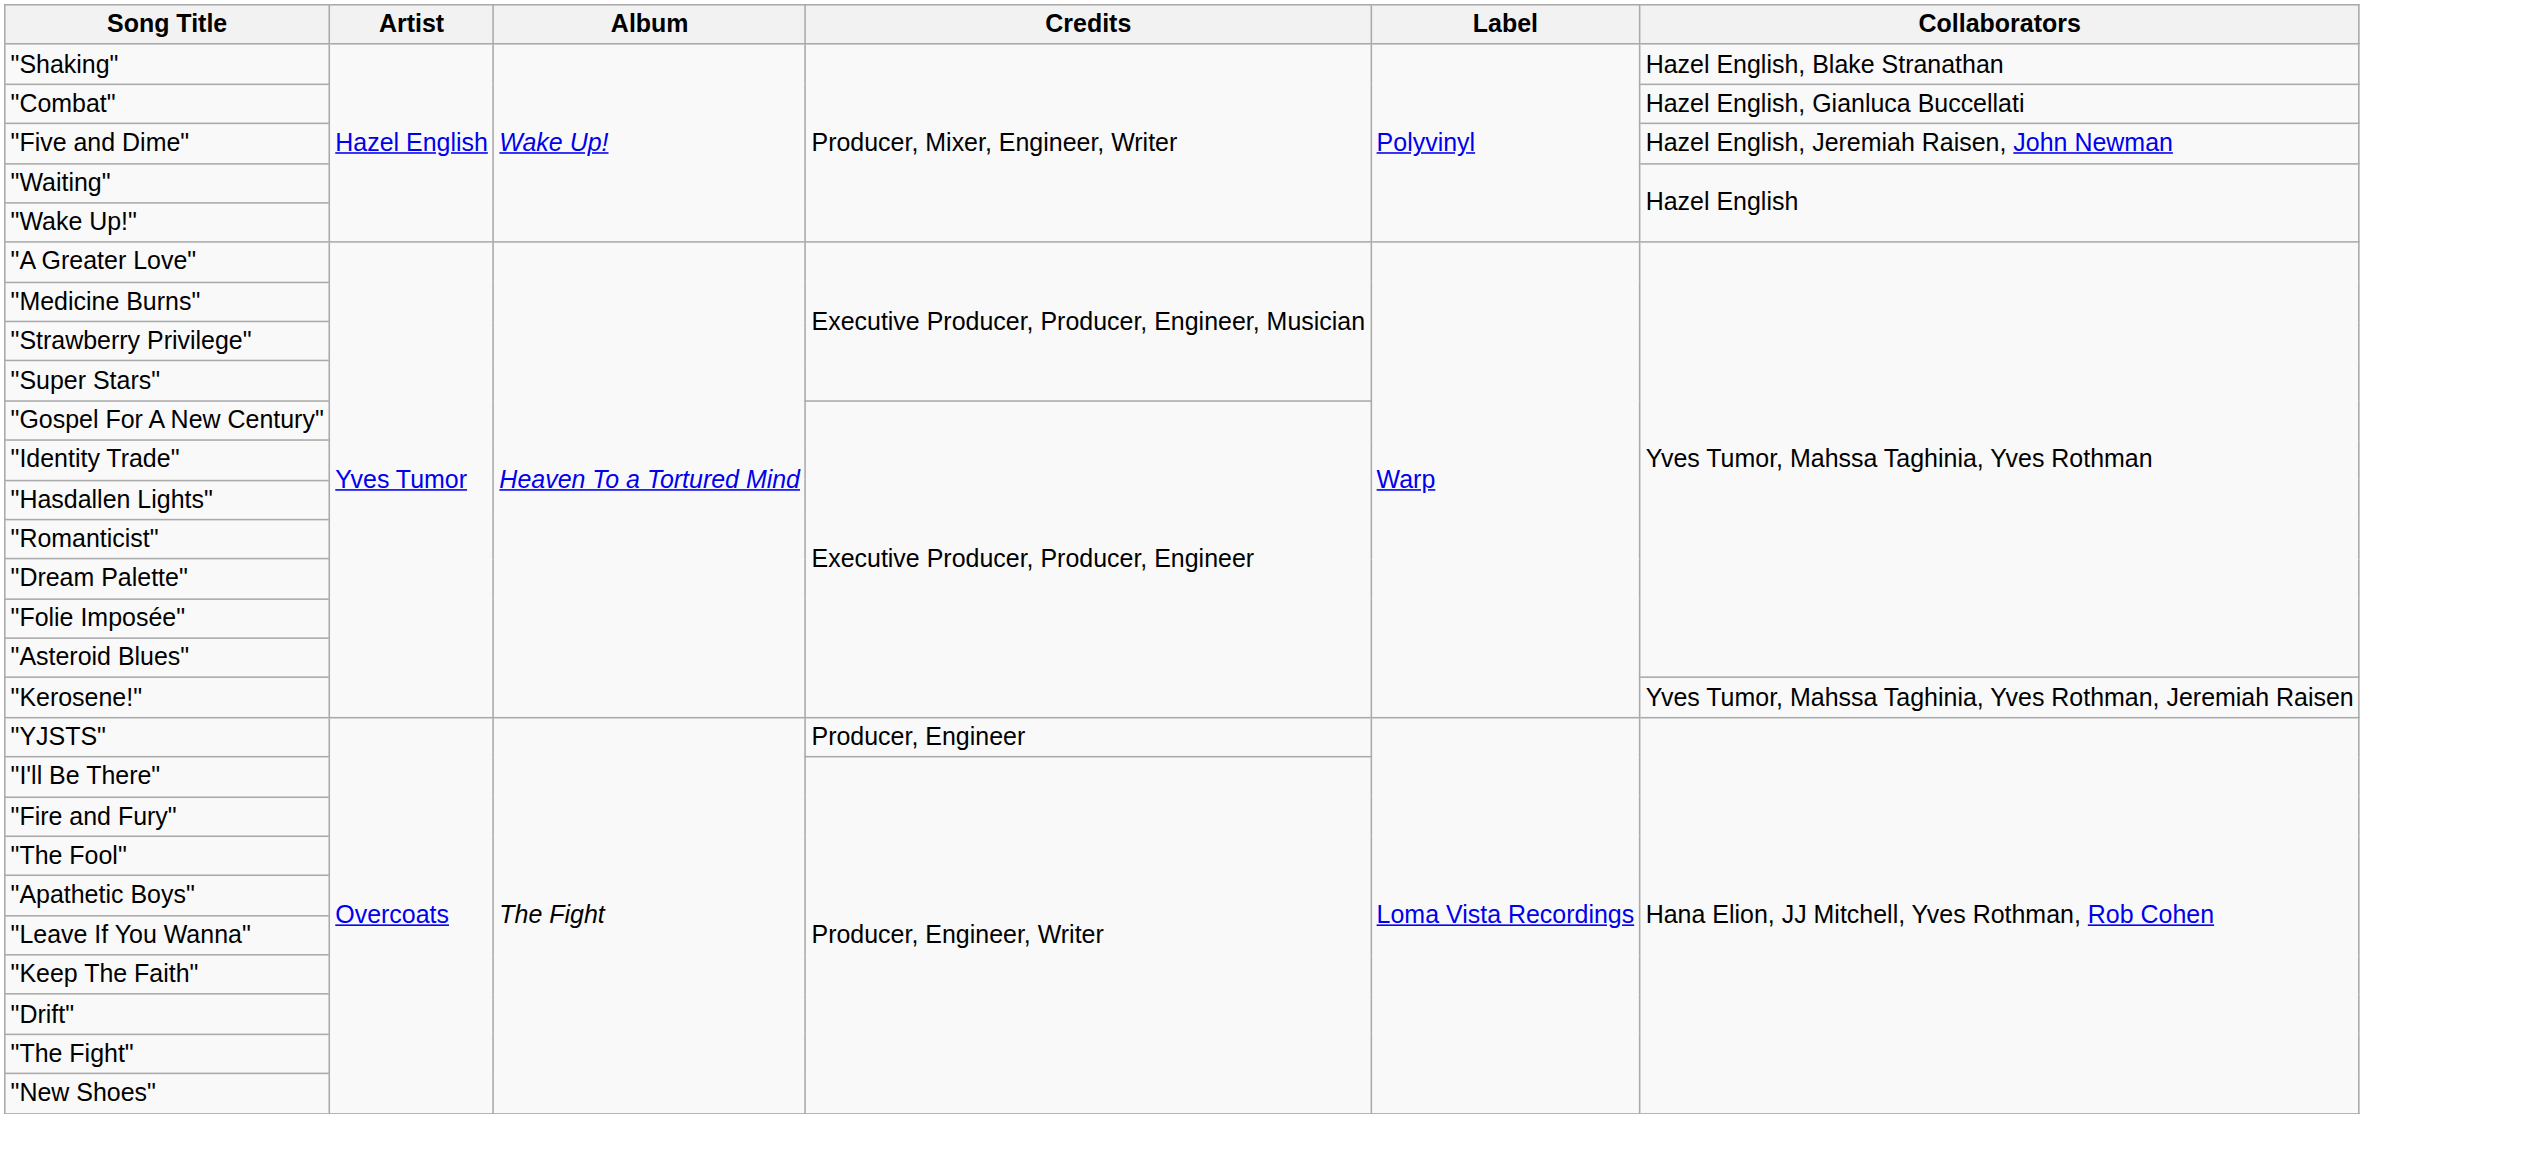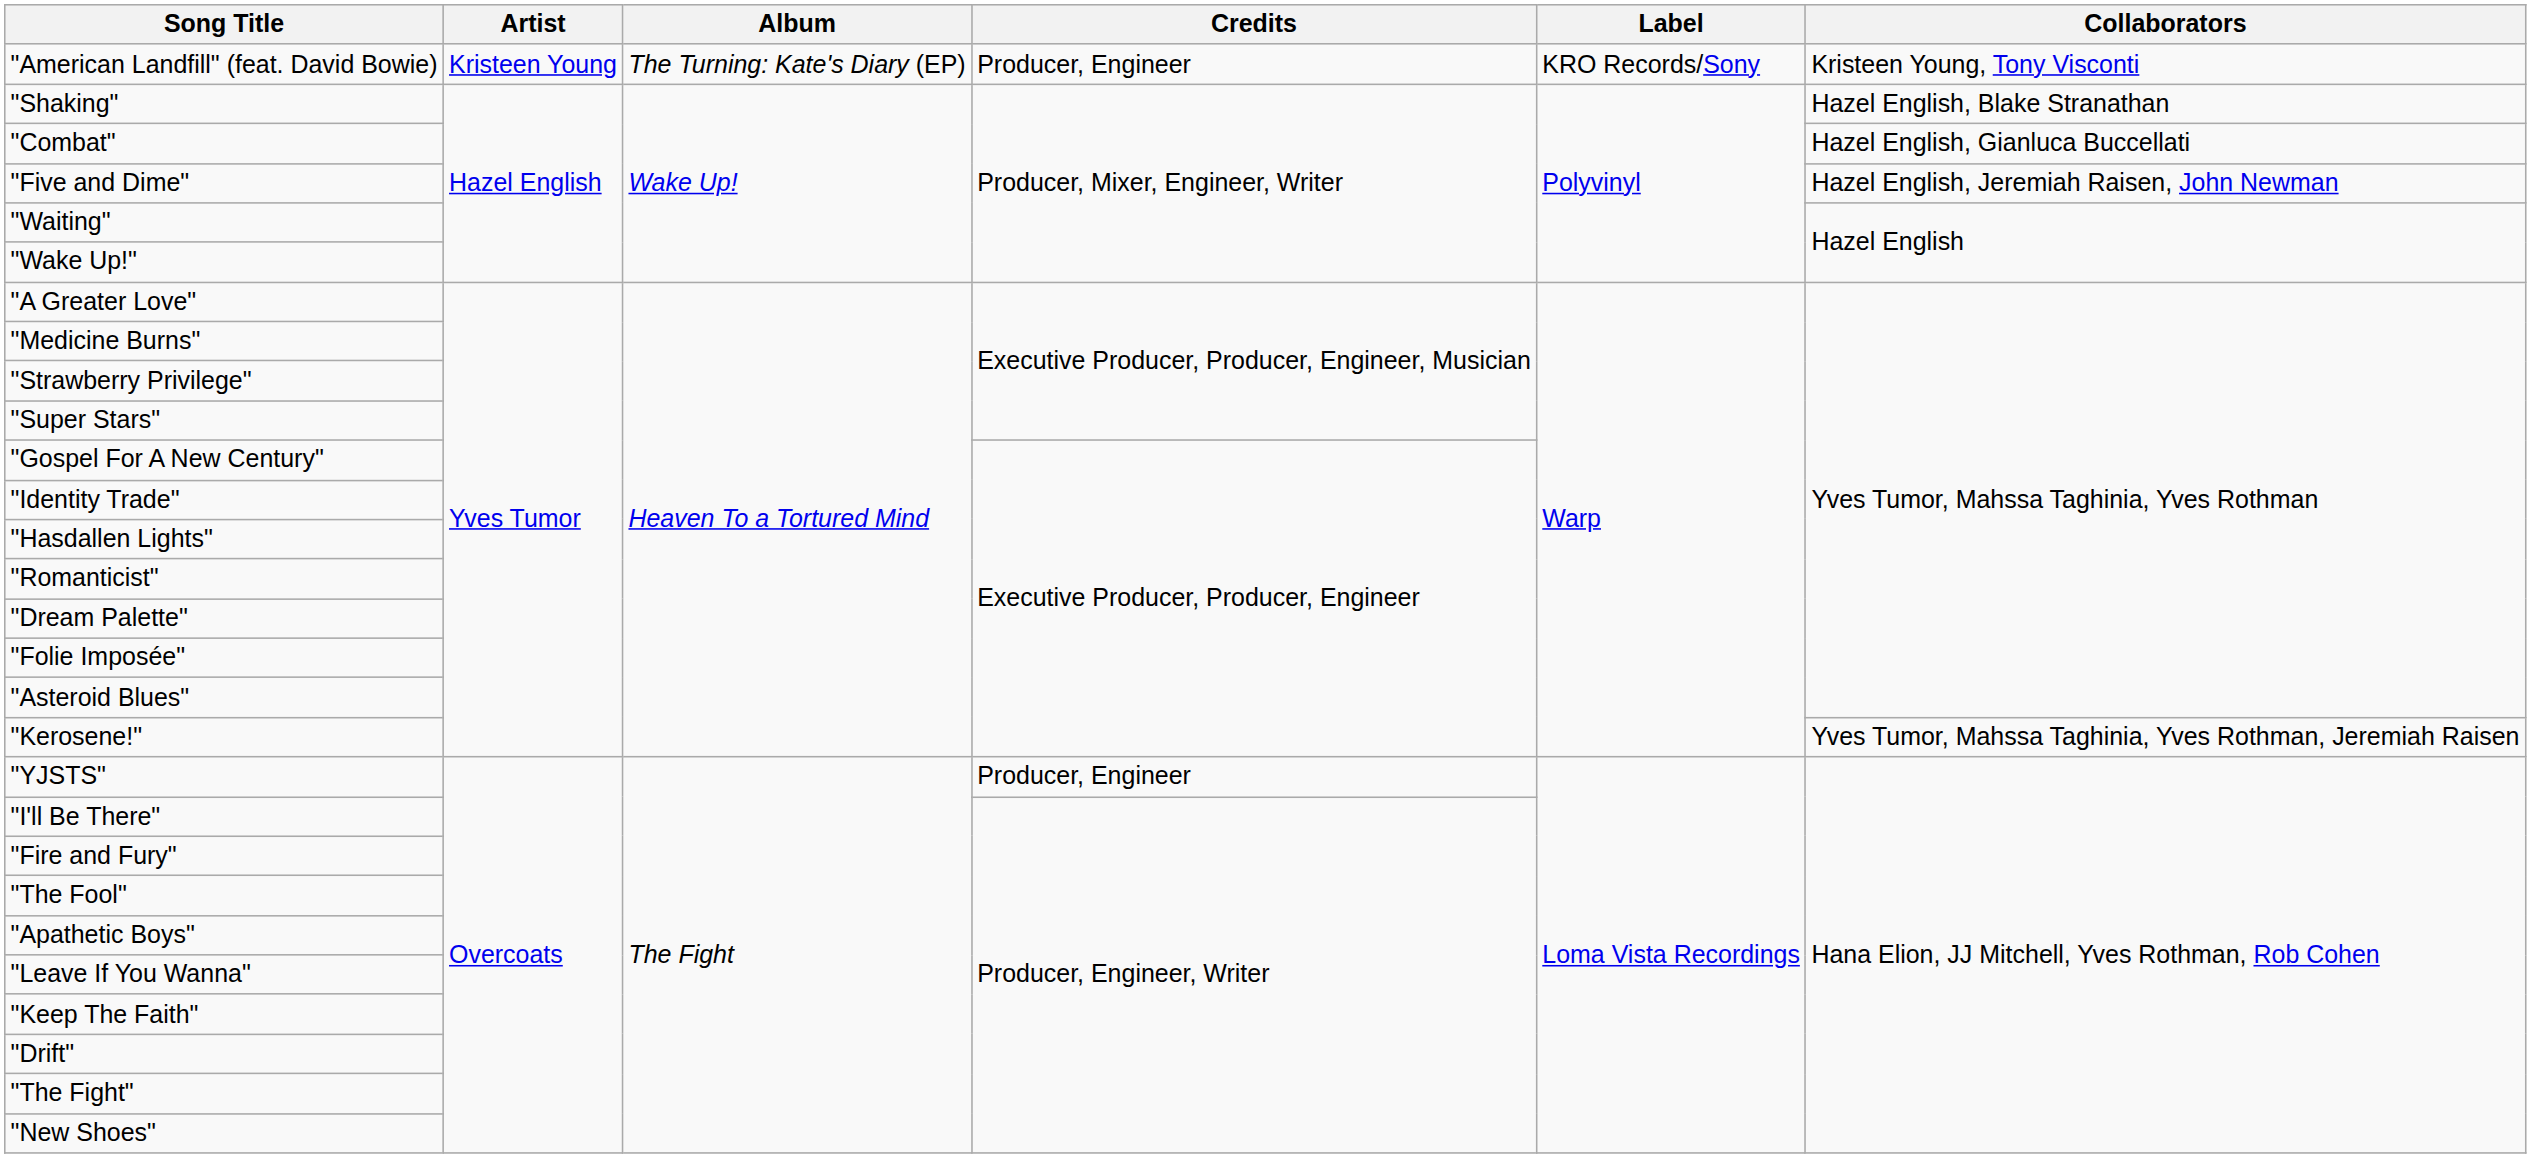+ row: (224, 63)
